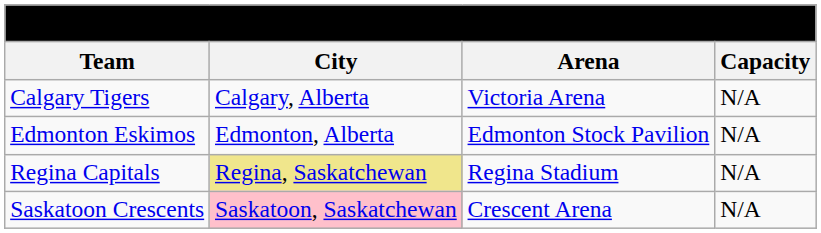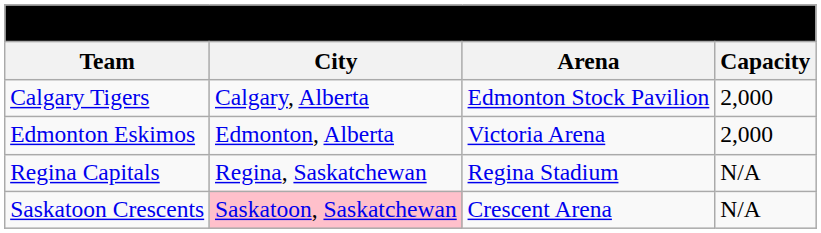(536, 97) Victoria Arena -> (588, 97) Edmonton Stock Pavilion
(740, 97) N/A -> (747, 97) 2,000
(588, 135) Edmonton Stock Pavilion -> (536, 135) Victoria Arena
(740, 135) N/A -> (747, 135) 2,000
(321, 172) khaki background -> (321, 172) no background
